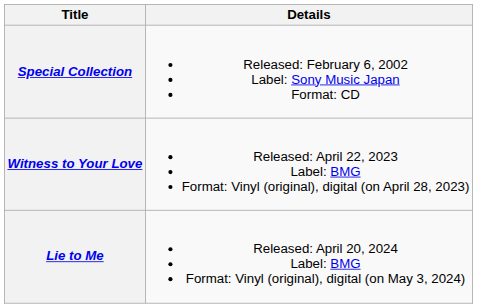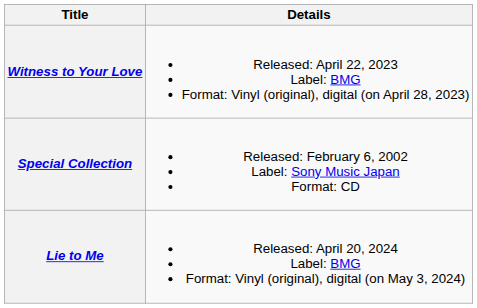rows swapped: (75, 71) <-> (75, 164)
